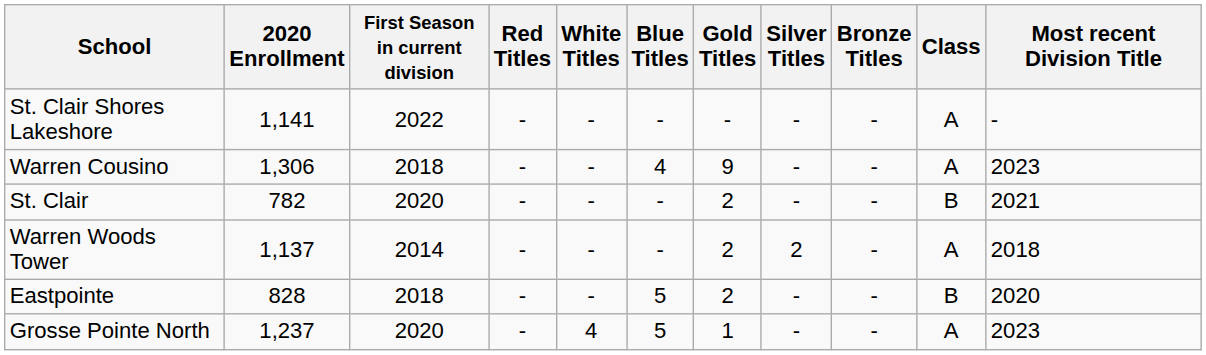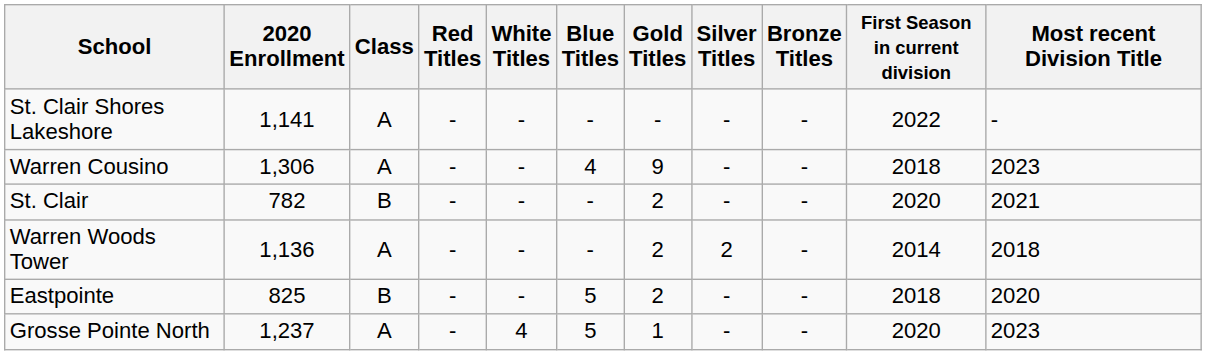columns swapped: (951, 46) <-> (419, 48)
(287, 249) 1,137 -> (287, 249) 1,136
(287, 296) 828 -> (287, 296) 825
